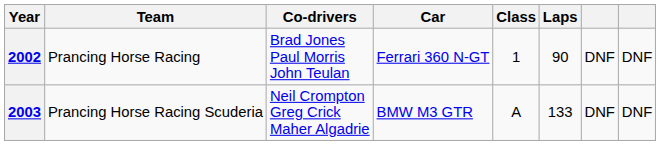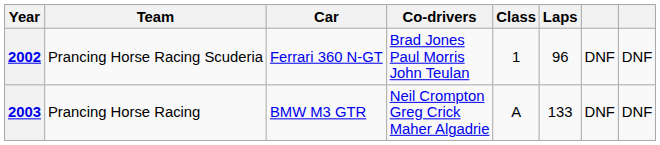columns swapped: (320, 17) <-> (433, 17)
(124, 57) Prancing Horse Racing -> (155, 57) Prancing Horse Racing Scuderia
(560, 57) 90 -> (560, 57) 96
(155, 113) Prancing Horse Racing Scuderia -> (124, 113) Prancing Horse Racing
